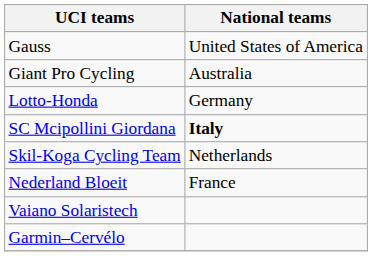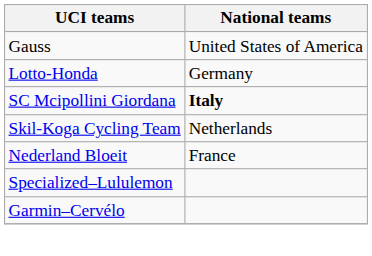- row: (71, 73)
- row: (73, 210)
+ row: (91, 182)
